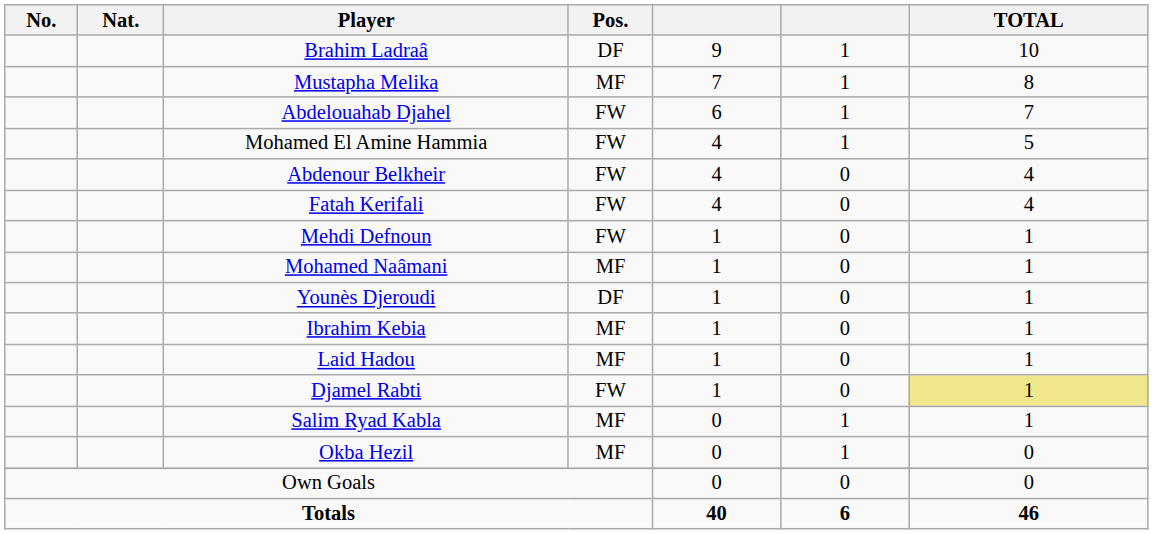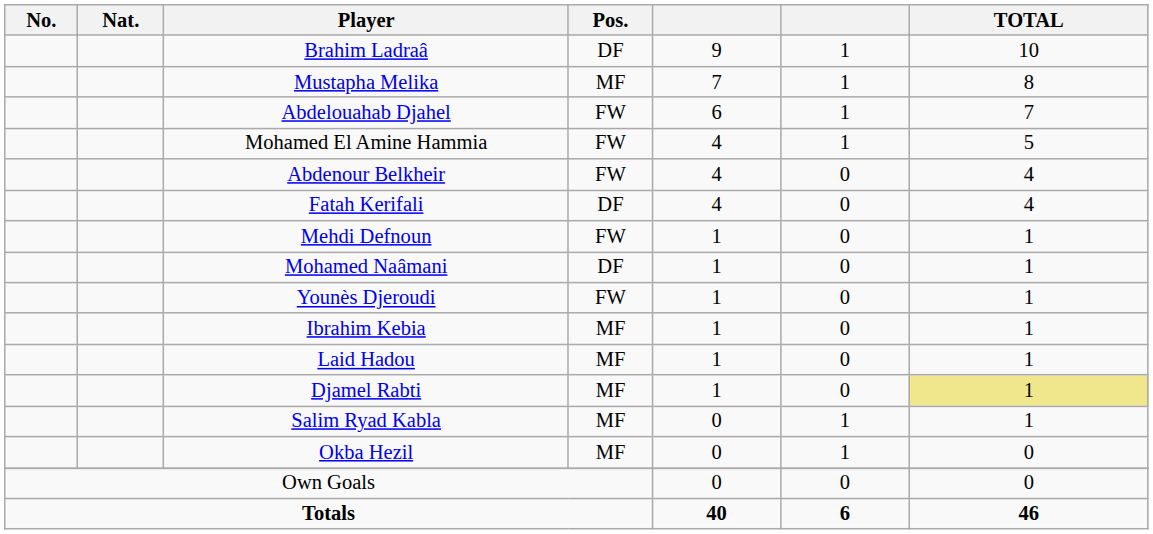(610, 204) FW -> (610, 204) DF
(611, 266) MF -> (610, 266) DF
(610, 297) DF -> (610, 297) FW
(610, 389) FW -> (611, 389) MF
